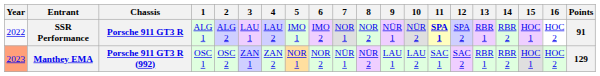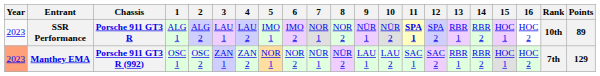+ column: (554, 11)
(16, 32) 2022 -> (16, 32) 2023
(581, 32) 91 -> (581, 32) 89
